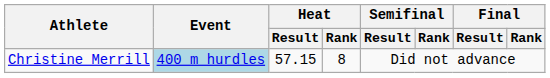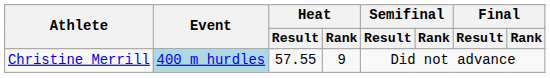(296, 60) 57.15 -> (296, 60) 57.55
(342, 60) 8 -> (342, 60) 9
